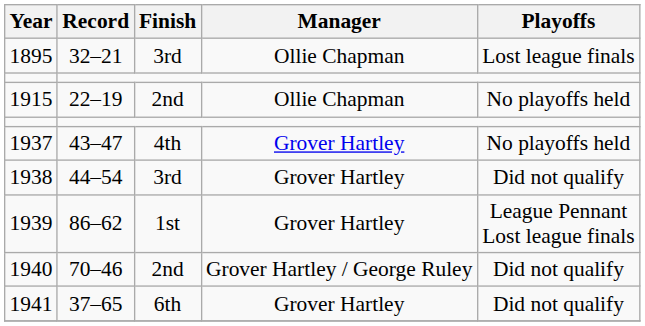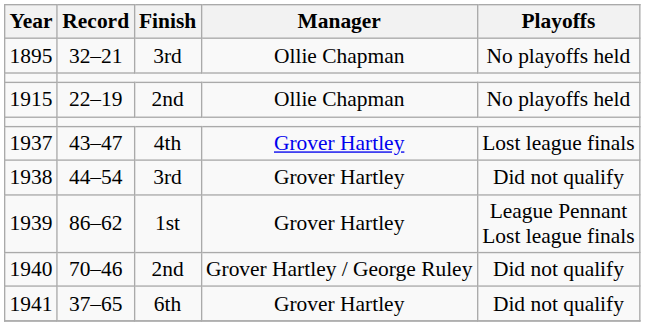(558, 55) Lost league finals -> (558, 55) No playoffs held
(558, 143) No playoffs held -> (558, 143) Lost league finals
